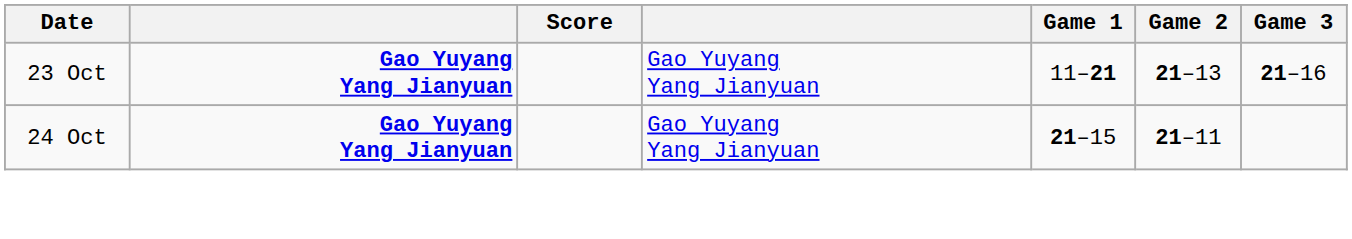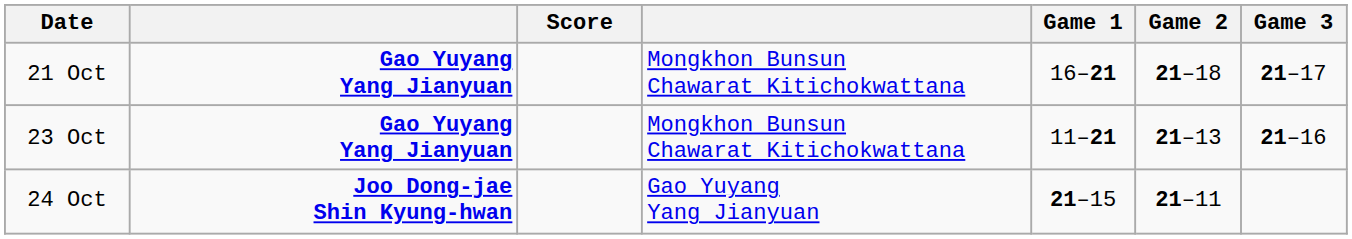+ row: (67, 74)
(733, 74) Gao Yuyang Yang Jianyuan -> (806, 137) Mongkhon Bunsun Chawarat Kitichokwattana
(426, 137) Gao Yuyang Yang Jianyuan -> (413, 201) Joo Dong-jae Shin Kyung-hwan
